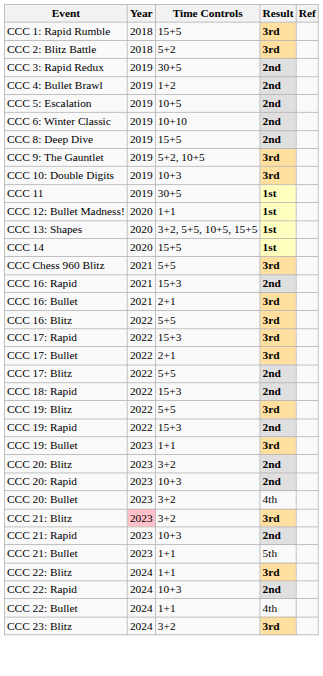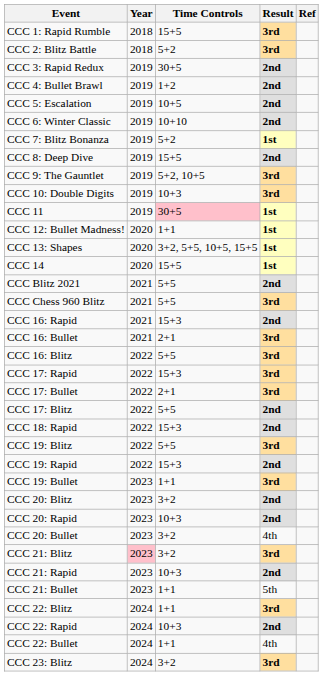+ row: (58, 139)
(170, 193) no background -> (170, 211) pink background
+ row: (44, 283)
